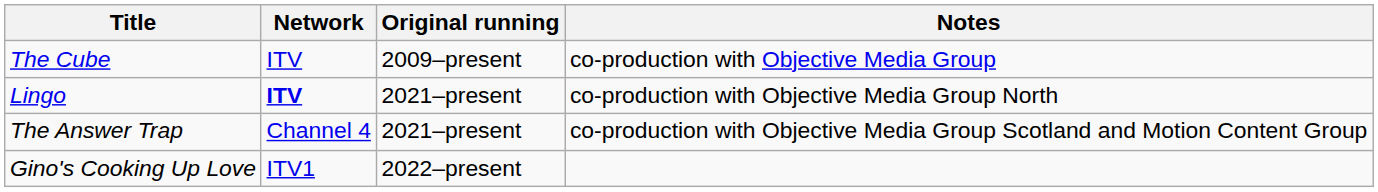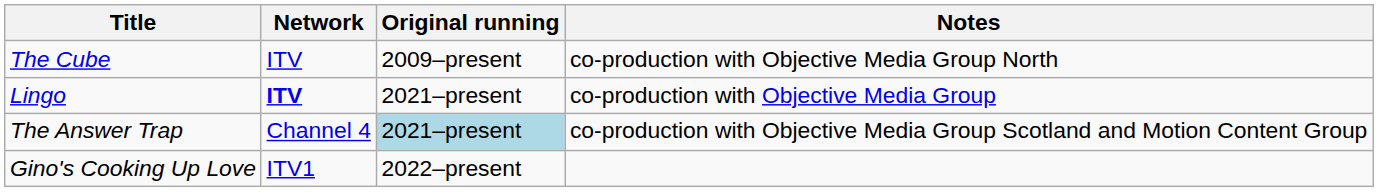(783, 58) co-production with Objective Media Group -> (814, 58) co-production with Objective Media Group North
(814, 95) co-production with Objective Media Group North -> (783, 95) co-production with Objective Media Group
(451, 131) no background -> (451, 131) lightblue background
